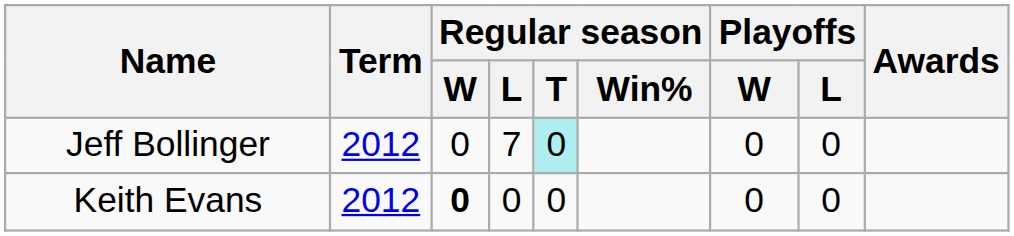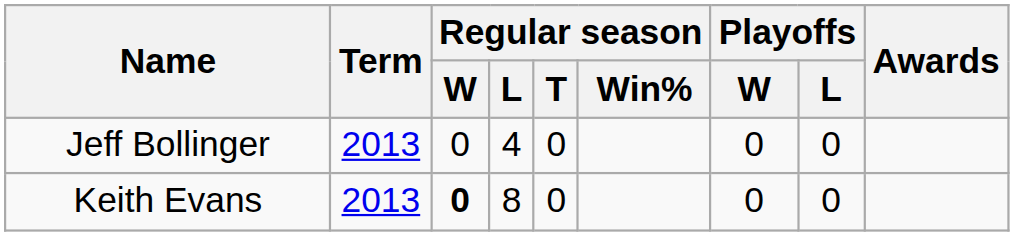(381, 144) 2012 -> (381, 144) 2013
(512, 144) 7 -> (512, 144) 4
(556, 144) paleturquoise background -> (556, 144) no background
(381, 200) 2012 -> (381, 200) 2013
(512, 200) 0 -> (512, 200) 8
